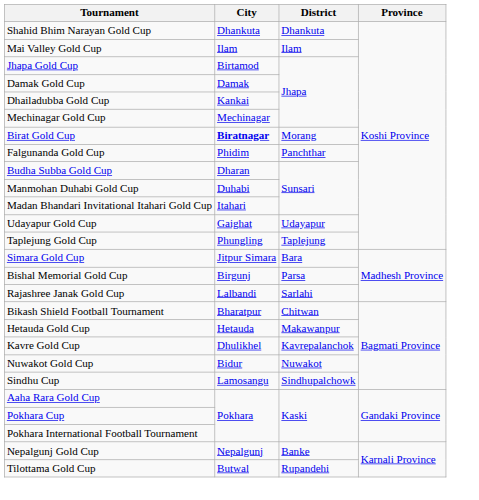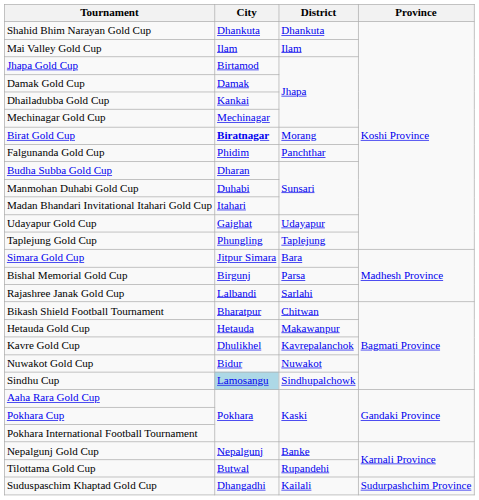(243, 380) no background -> (243, 380) lightblue background
+ row: (82, 485)
